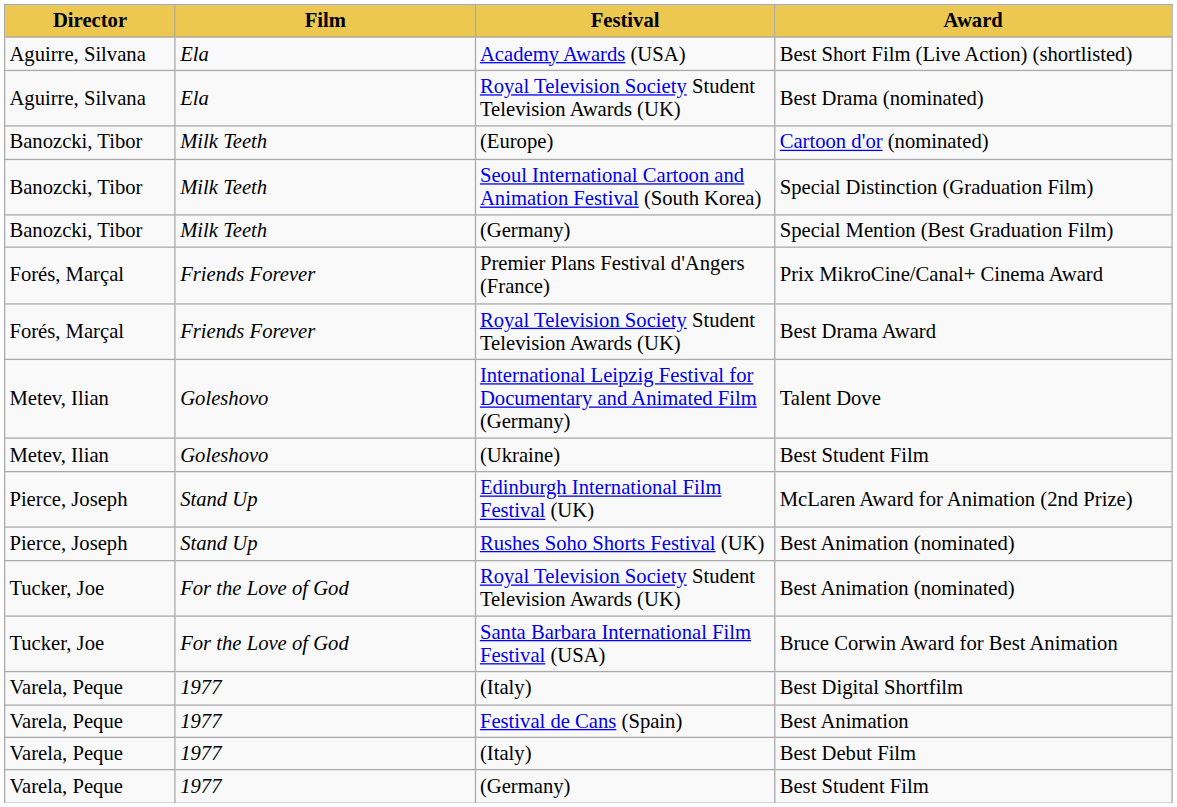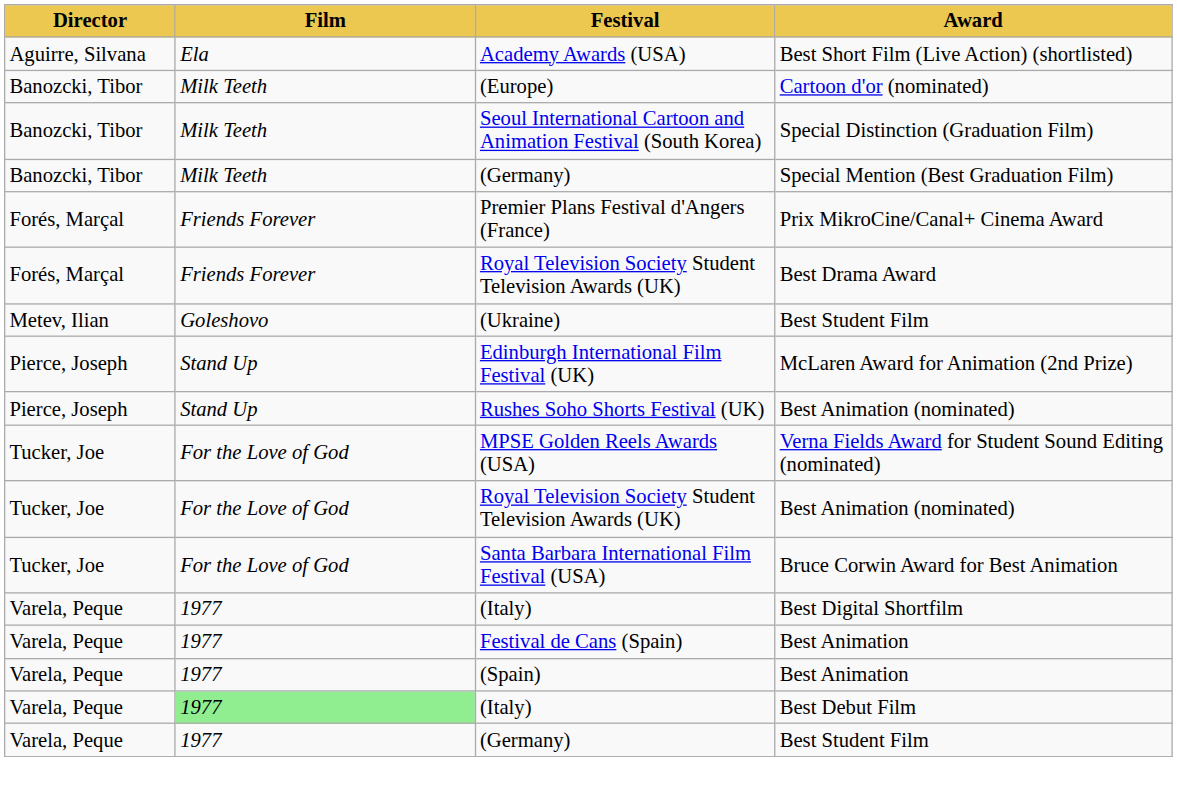- row: (617, 97)
- row: (618, 398)
+ row: (599, 452)
+ row: (510, 674)
(201, 753) no background -> (201, 707) lightgreen background
